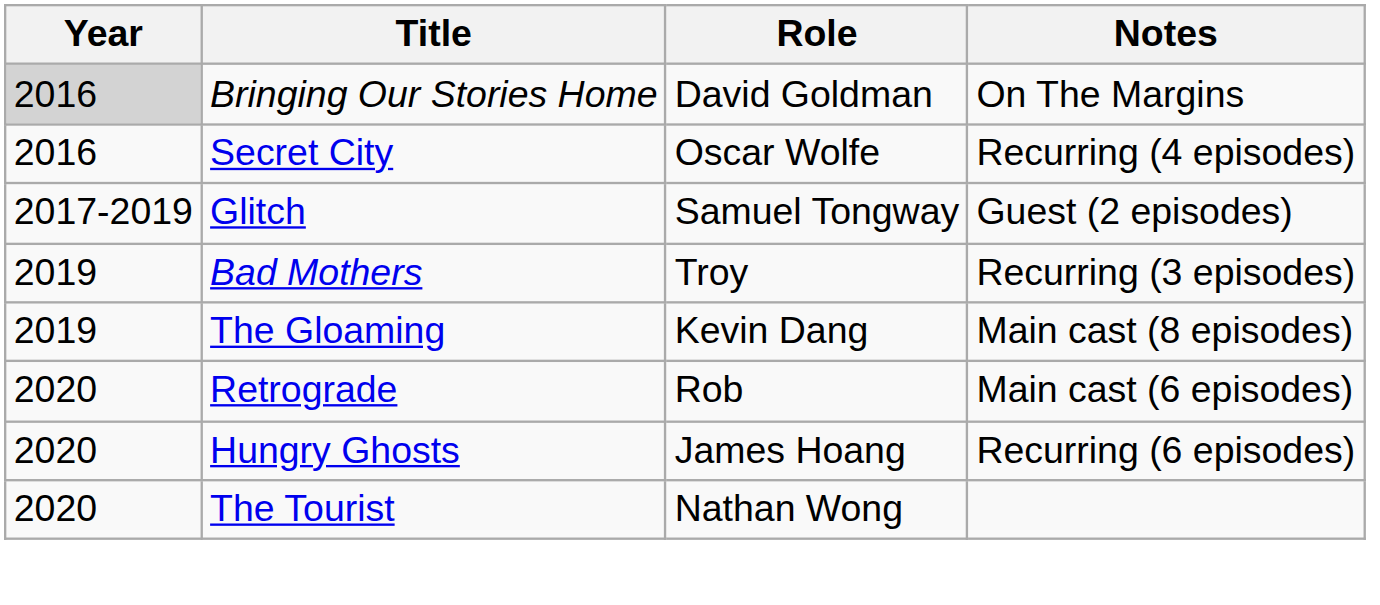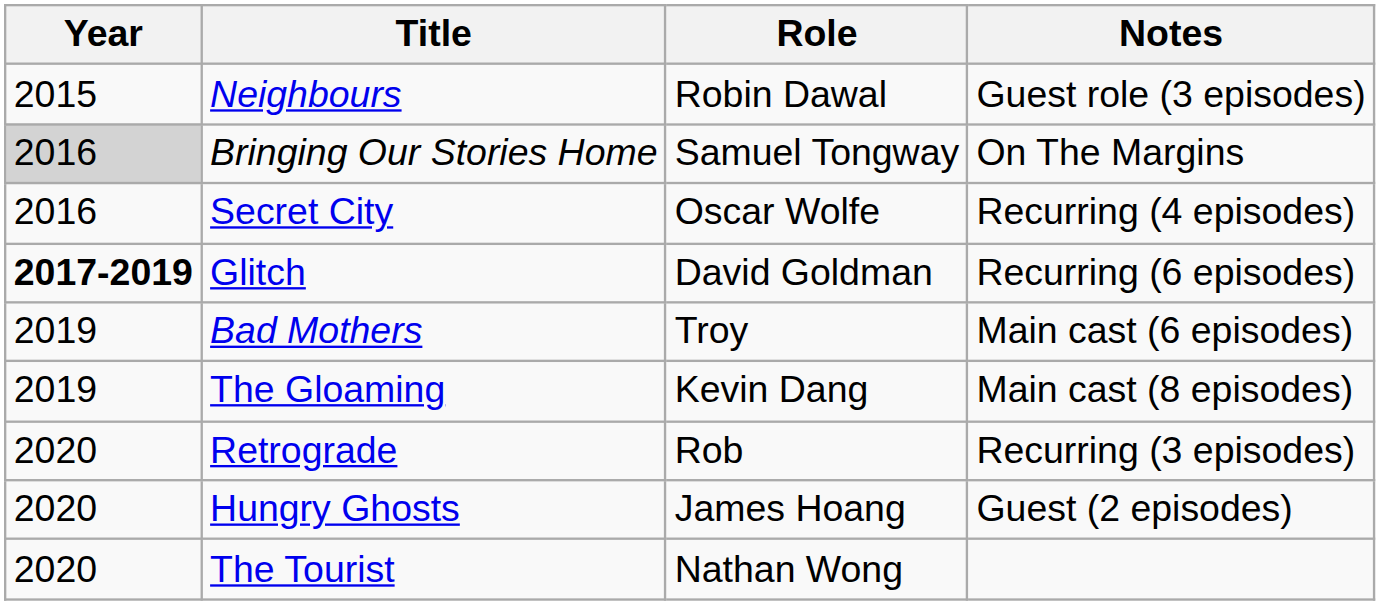+ row: (306, 93)
(804, 93) David Goldman -> (817, 152) Samuel Tongway
(103, 212) normal -> (103, 271) bold
(817, 212) Samuel Tongway -> (804, 271) David Goldman
(1135, 212) Guest (2 episodes) -> (1166, 271) Recurring (6 episodes)
(1166, 271) Recurring (3 episodes) -> (1165, 331) Main cast (6 episodes)
(1165, 390) Main cast (6 episodes) -> (1166, 449) Recurring (3 episodes)
(1166, 449) Recurring (6 episodes) -> (1135, 509) Guest (2 episodes)
